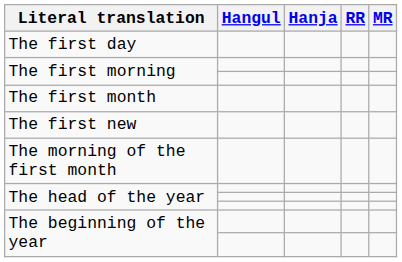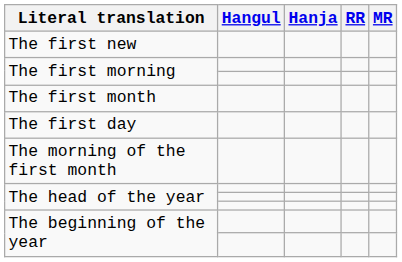rows swapped: (72, 45) <-> (72, 125)
